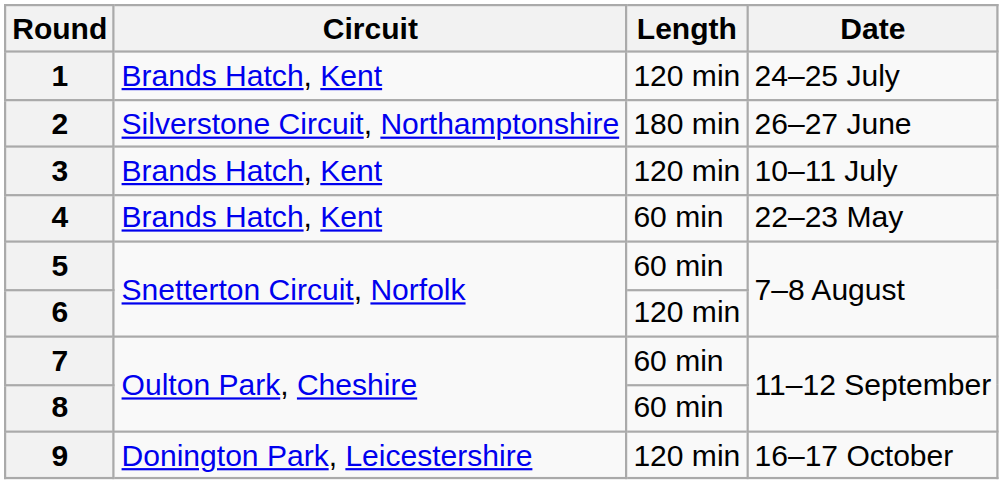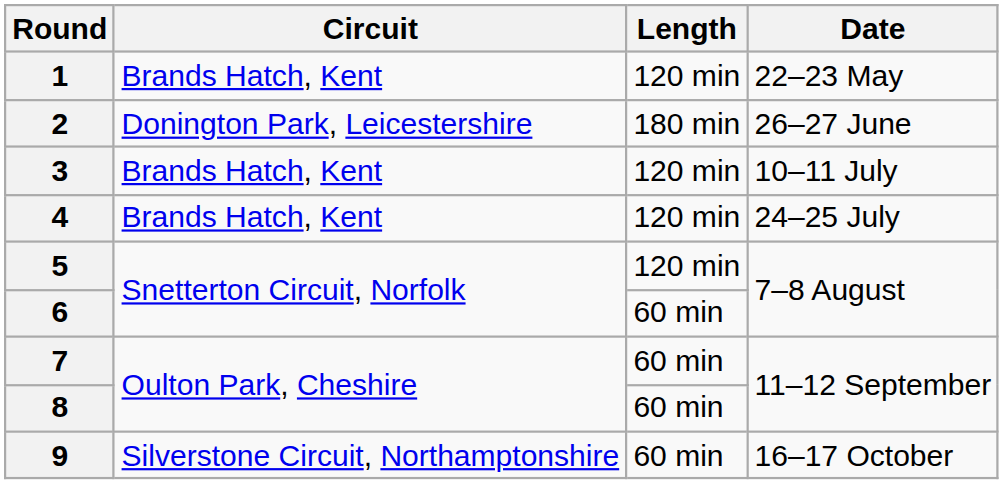(827, 76) 24–25 July -> (829, 76) 22–23 May
(370, 123) Silverstone Circuit, Northamptonshire -> (327, 123) Donington Park, Leicestershire
(678, 218) 60 min -> (687, 218) 120 min
(829, 218) 22–23 May -> (827, 218) 24–25 July
(678, 265) 60 min -> (687, 265) 120 min
(687, 313) 120 min -> (678, 313) 60 min
(327, 455) Donington Park, Leicestershire -> (370, 455) Silverstone Circuit, Northamptonshire
(687, 455) 120 min -> (678, 455) 60 min
